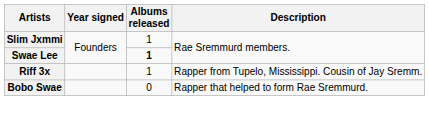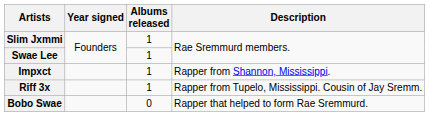(149, 55) bold -> (149, 55) normal
+ row: (35, 71)
